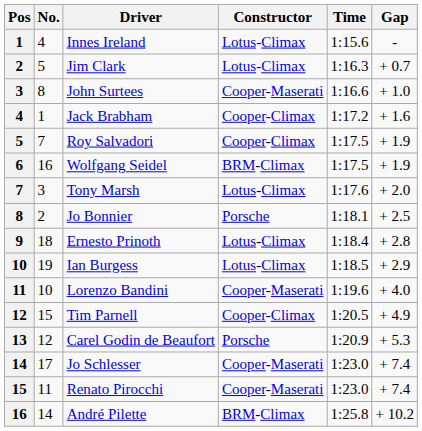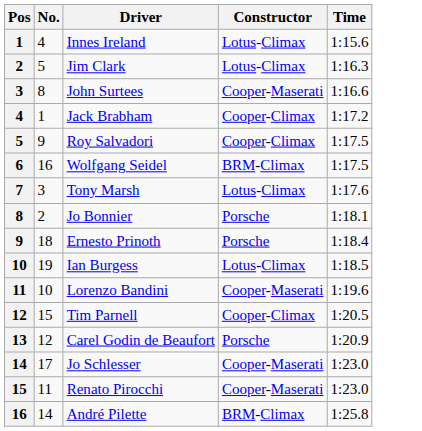- column: (395, 17)
(41, 141) 7 -> (41, 141) 9
(264, 240) Lotus-Climax -> (246, 240) Porsche
